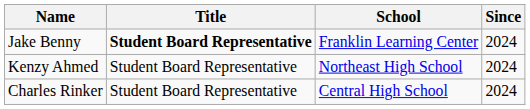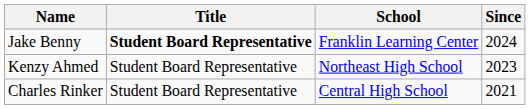(501, 66) 2024 -> (501, 66) 2023
(501, 91) 2024 -> (501, 91) 2021
